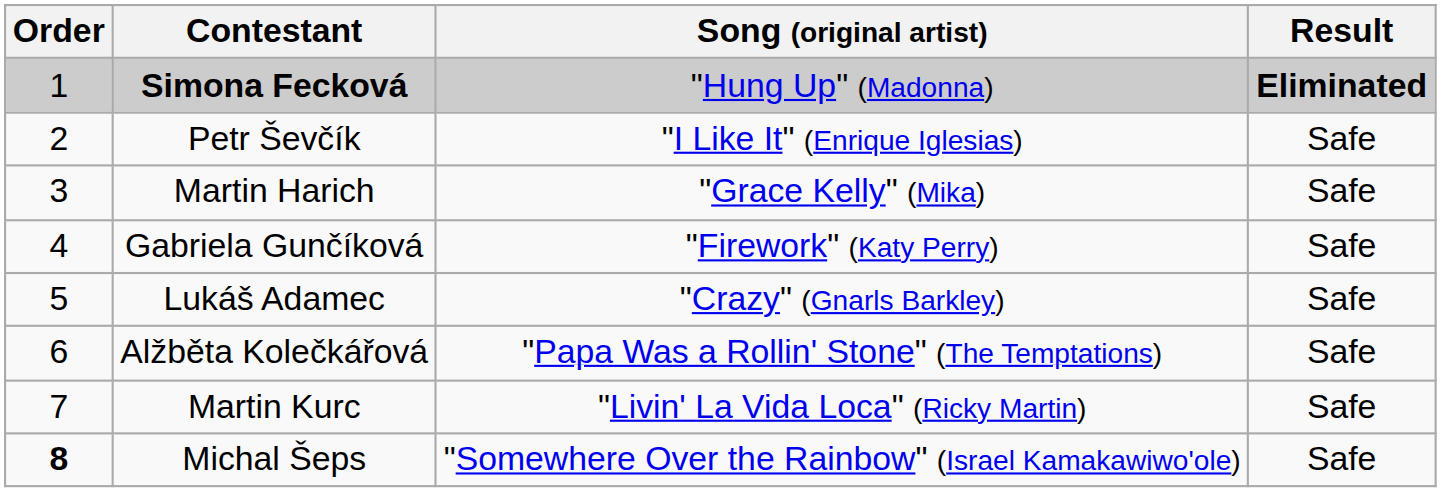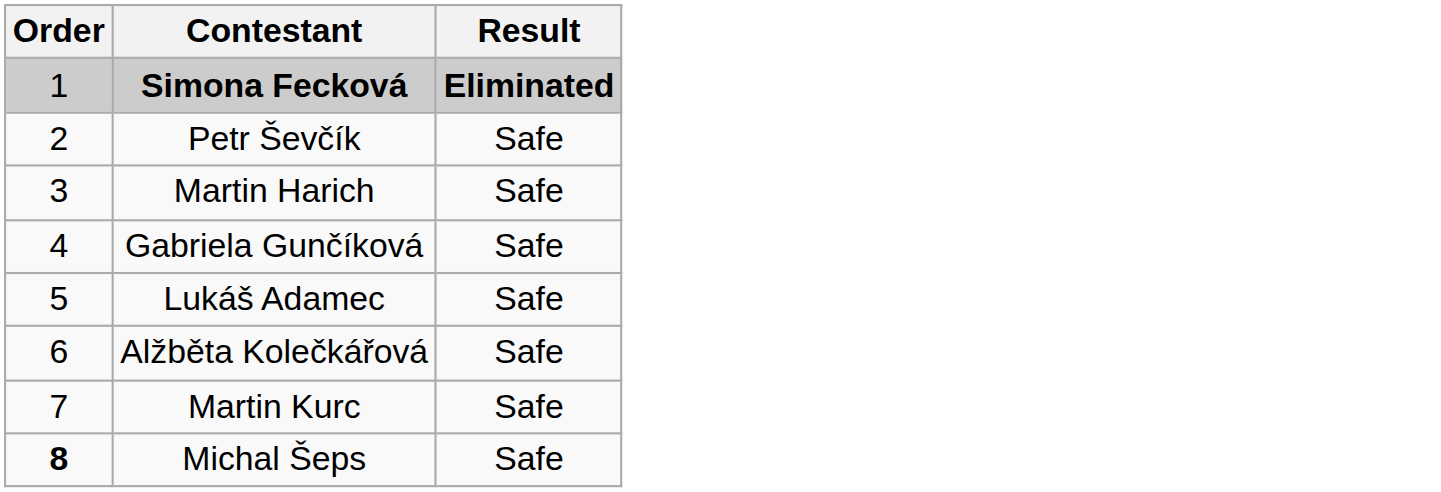- column: (842, 31)
